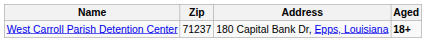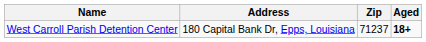columns swapped: (302, 12) <-> (197, 12)
